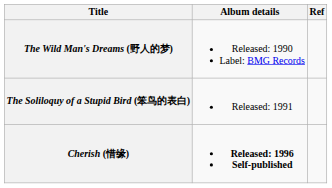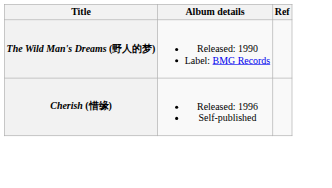- row: (98, 101)
(250, 159) bold -> (215, 112) normal
